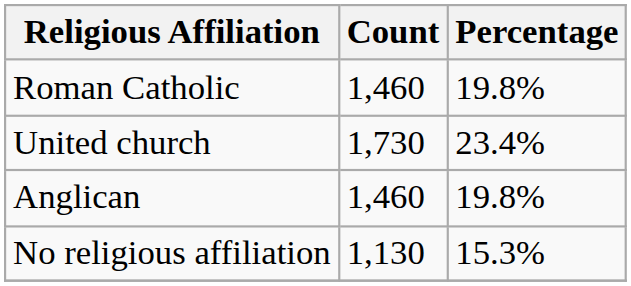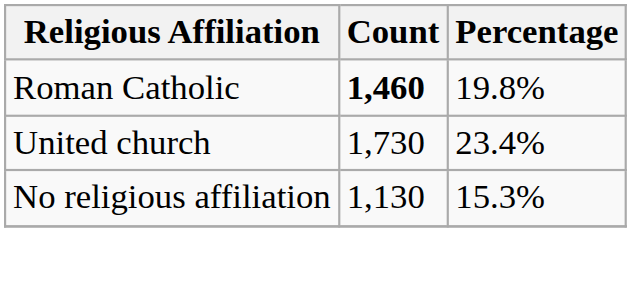(386, 87) normal -> (386, 87) bold
- row: (77, 197)
